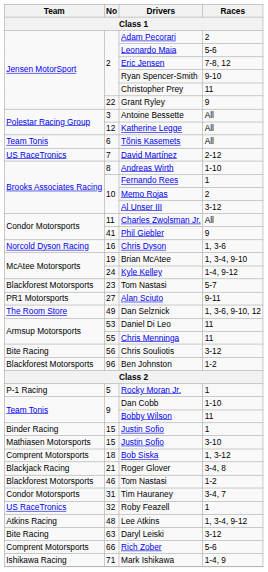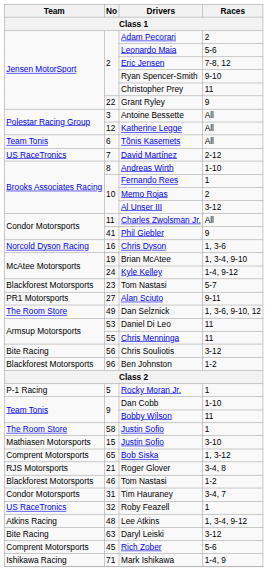(32, 429) Binder Racing -> (37, 429) The Room Store
(111, 429) 15 -> (111, 429) 58
(111, 455) 18 -> (111, 455) 65
(38, 468) Blackjack Racing -> (37, 468) RJS Motorsports
(111, 547) 66 -> (111, 547) 45
